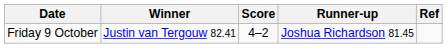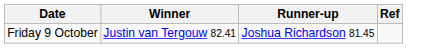- column: (258, 14)
